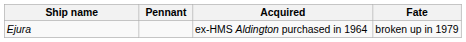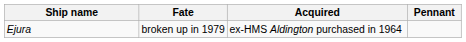columns swapped: (166, 12) <-> (417, 12)
